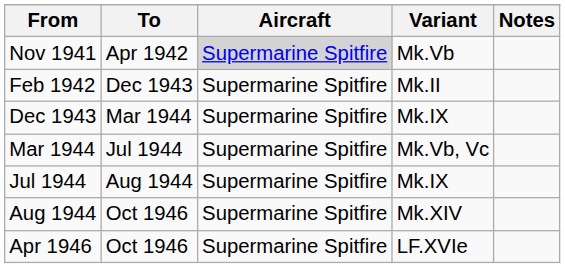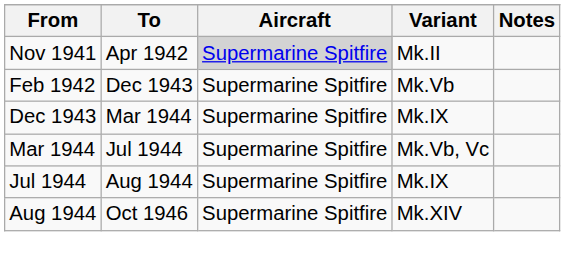(425, 52) Mk.Vb -> (419, 52) Mk.II
(419, 85) Mk.II -> (425, 85) Mk.Vb
- row: (51, 246)
